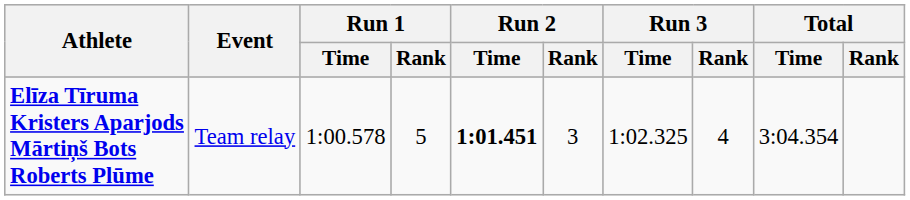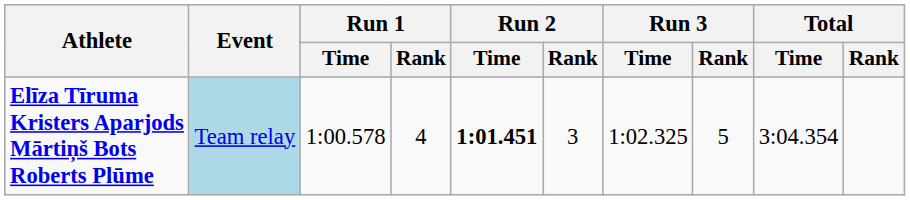(245, 136) no background -> (245, 136) lightblue background
(421, 136) 5 -> (421, 136) 4
(723, 136) 4 -> (723, 136) 5
